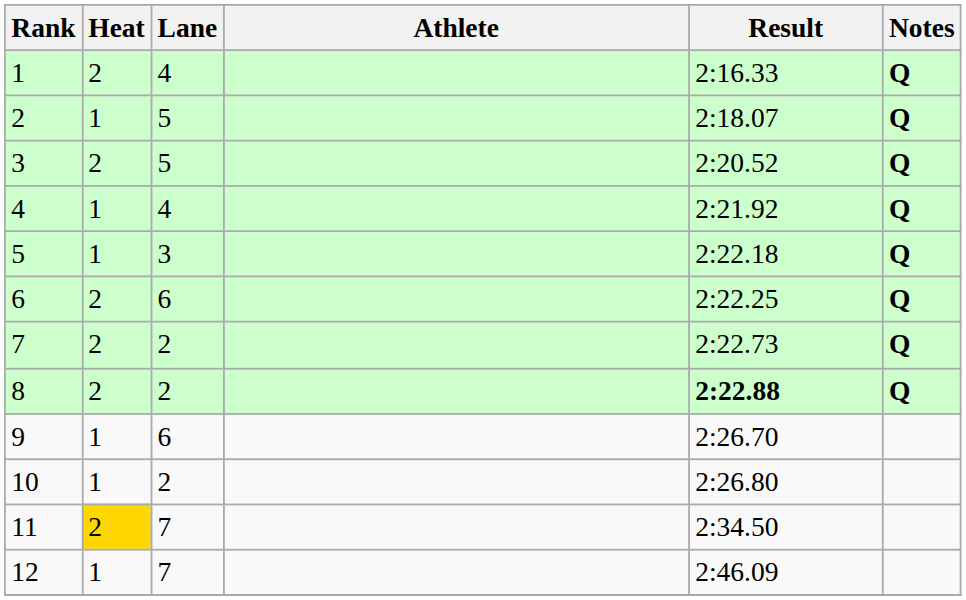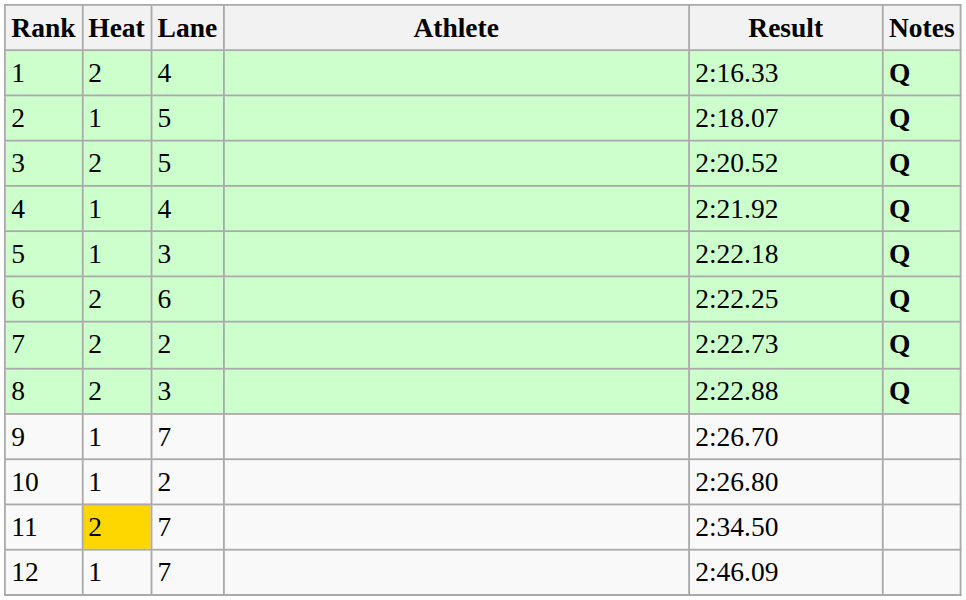(164, 390) 2 -> (164, 390) 3
(738, 390) bold -> (737, 390) normal
(164, 435) 6 -> (164, 435) 7
